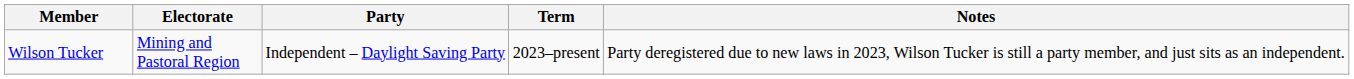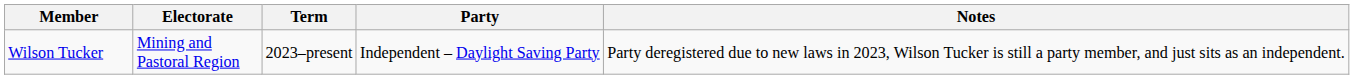columns swapped: (385, 17) <-> (556, 17)
